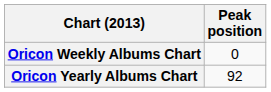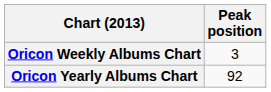(235, 53) 0 -> (235, 53) 3
